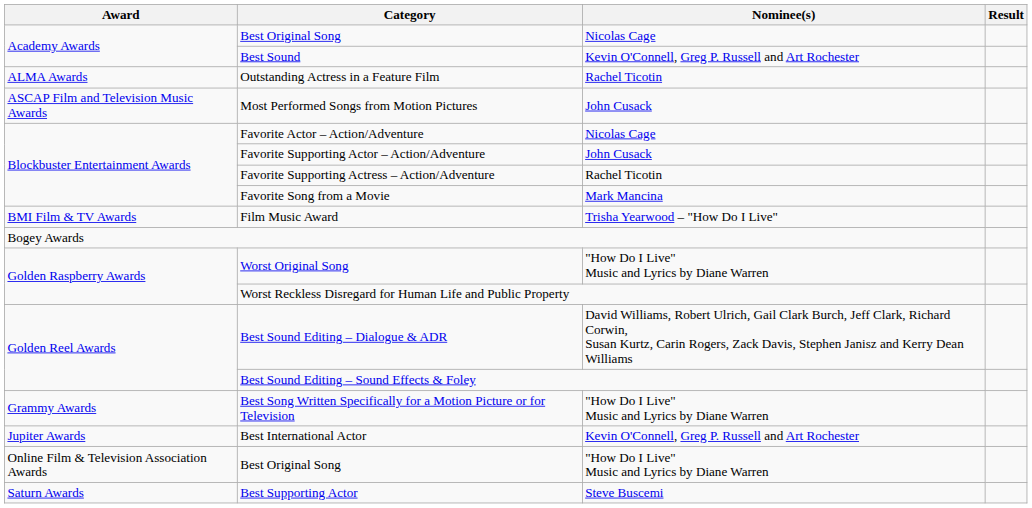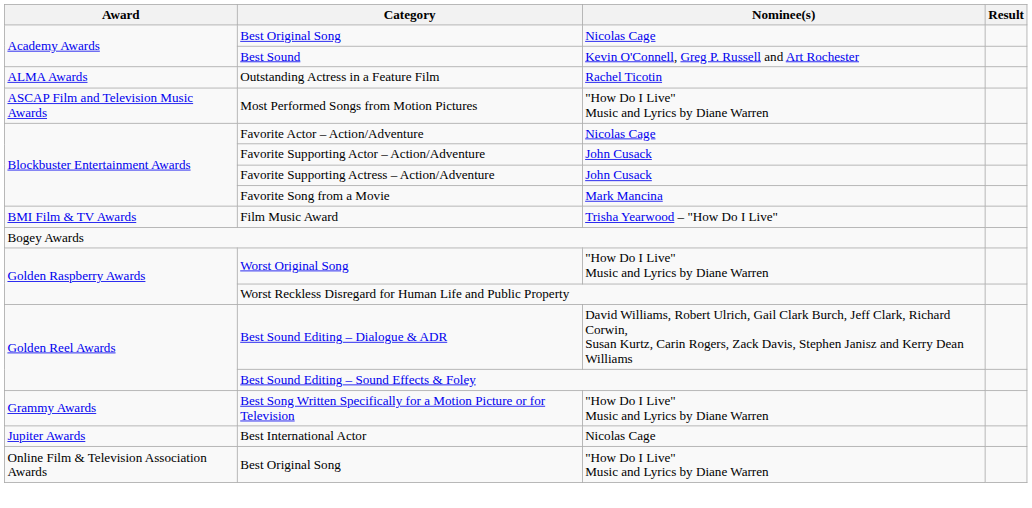(618, 105) John Cusack -> (677, 105) "How Do I Live" Music and Lyrics by Diane Warren
(624, 175) Rachel Ticotin -> (618, 175) John Cusack
(722, 436) Kevin O'Connell, Greg P. Russell and Art Rochester -> (620, 436) Nicolas Cage
- row: (46, 492)
